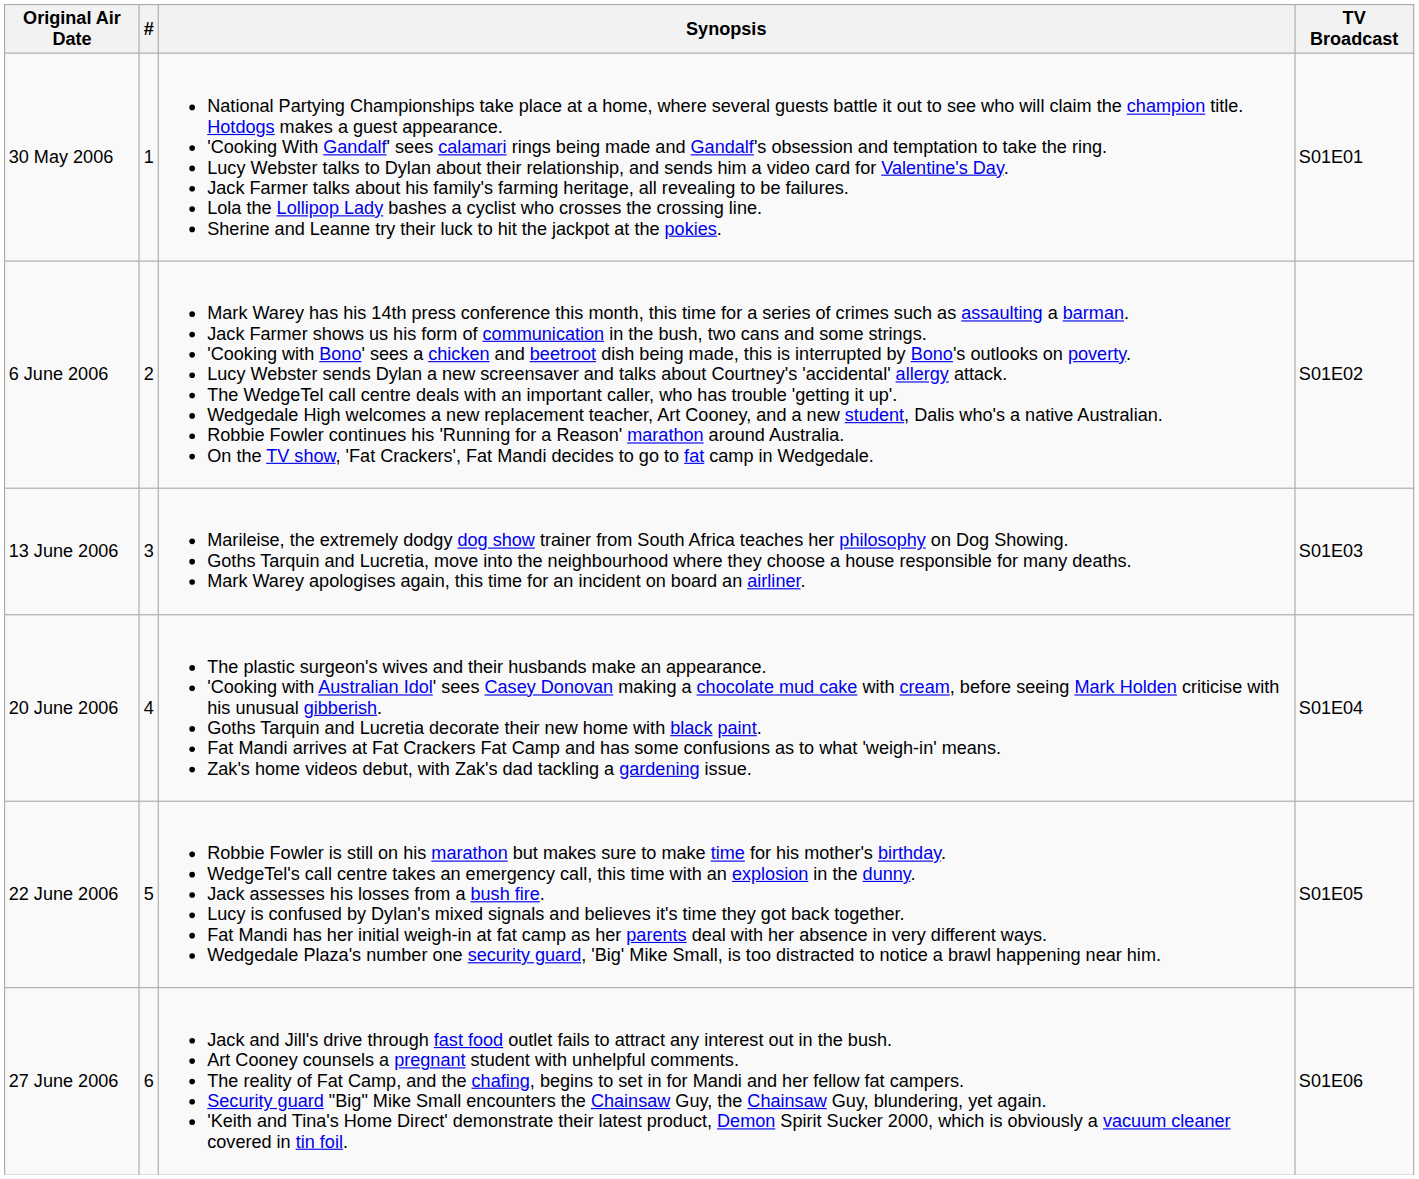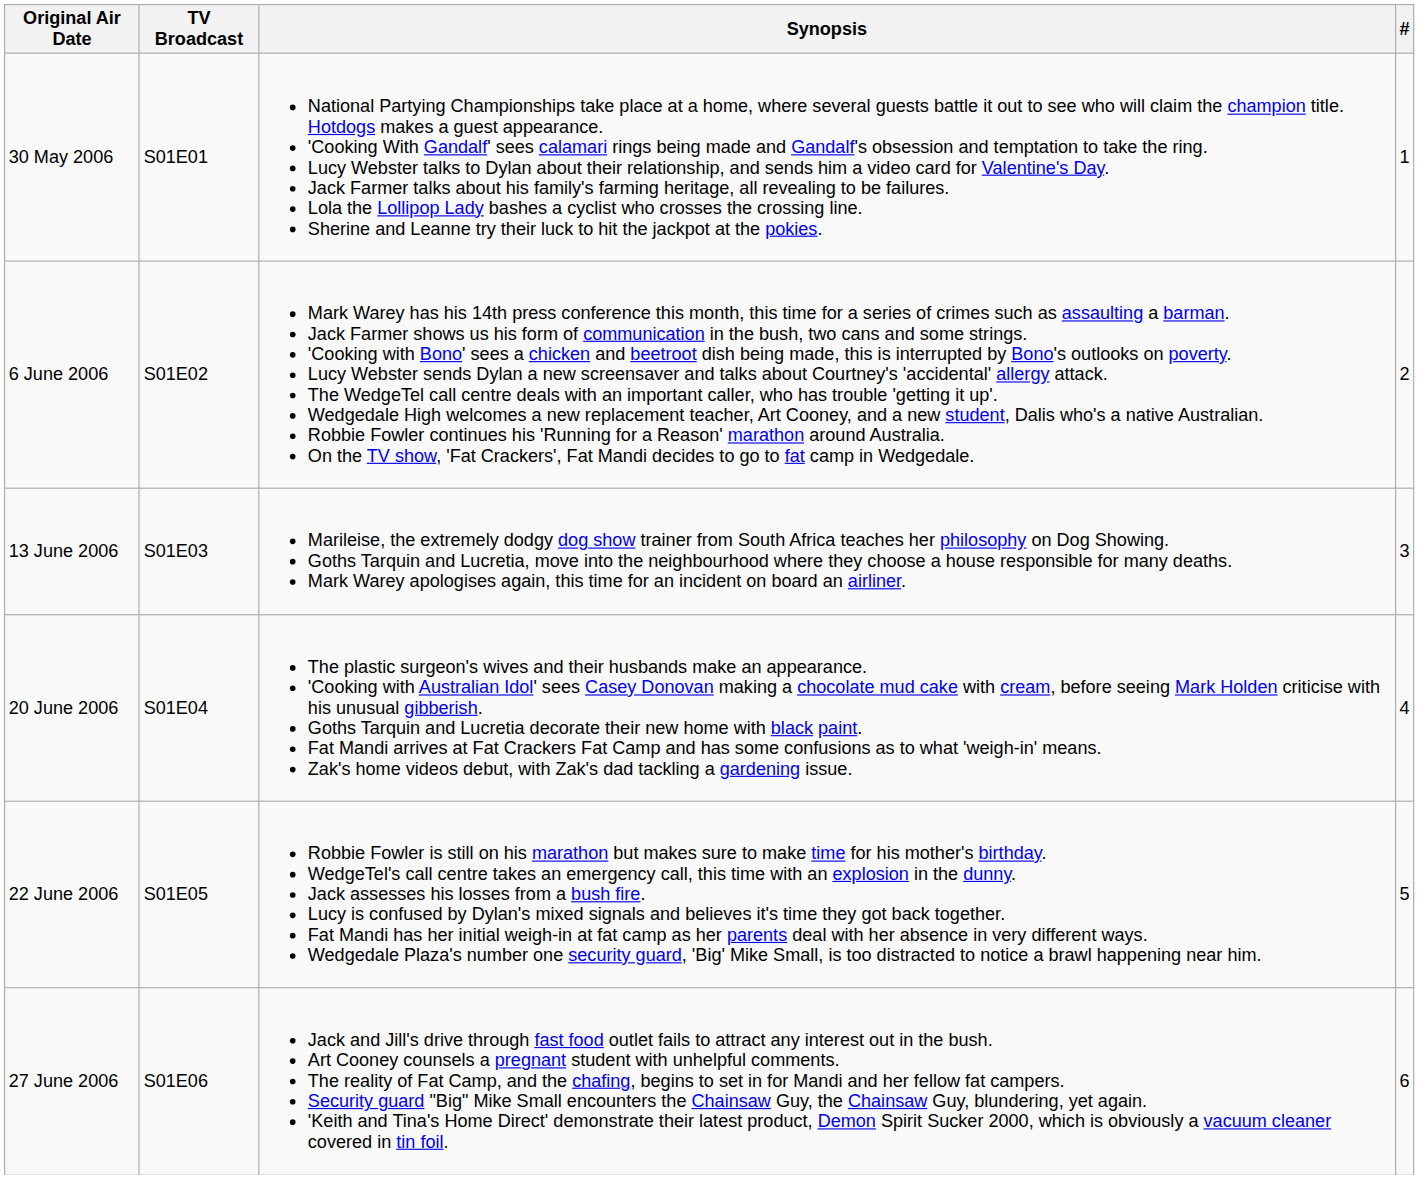columns swapped: (1354, 29) <-> (149, 29)
